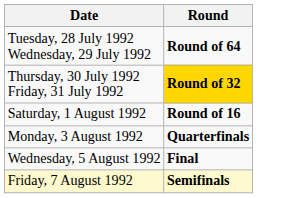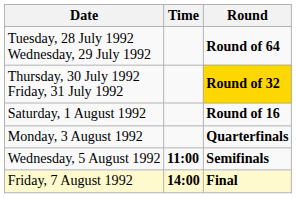+ column: (183, 15)
(183, 158) Final -> (238, 158) Semifinals
(198, 181) Semifinals -> (222, 181) Final
